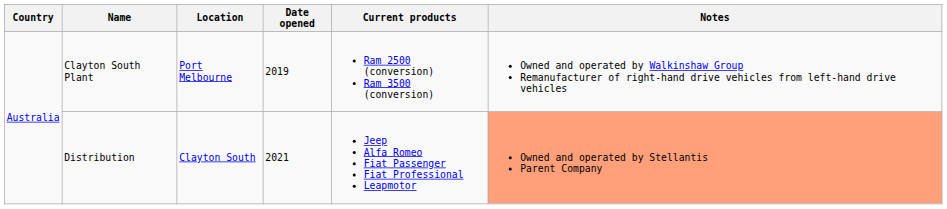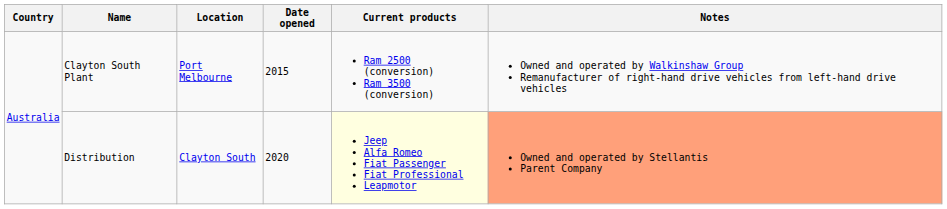(277, 72) 2019 -> (277, 72) 2015
(277, 158) 2021 -> (277, 158) 2020
(410, 163) no background -> (410, 163) lightyellow background
